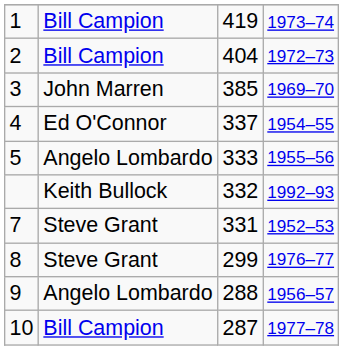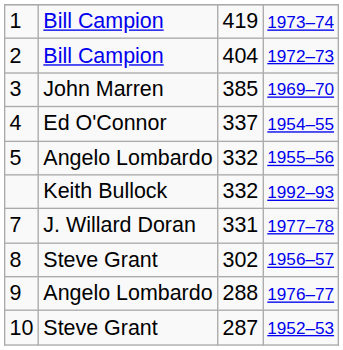(240, 157) 333 -> (240, 157) 332
(101, 225) Steve Grant -> (120, 225) J. Willard Doran
(301, 226) 1952–53 -> (301, 226) 1977–78
(240, 259) 299 -> (240, 259) 302
(301, 260) 1976–77 -> (301, 260) 1956–57
(301, 294) 1956–57 -> (301, 294) 1976–77
(104, 327) Bill Campion -> (101, 327) Steve Grant
(301, 328) 1977–78 -> (301, 328) 1952–53
